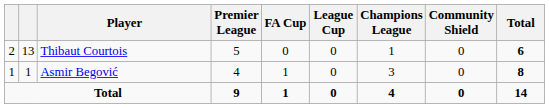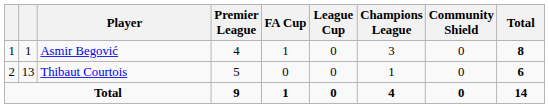rows swapped: (79, 72) <-> (84, 51)
